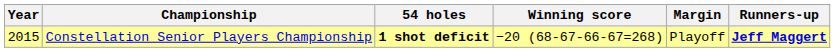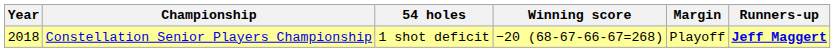(24, 37) 2015 -> (24, 37) 2018
(434, 37) bold -> (434, 37) normal
